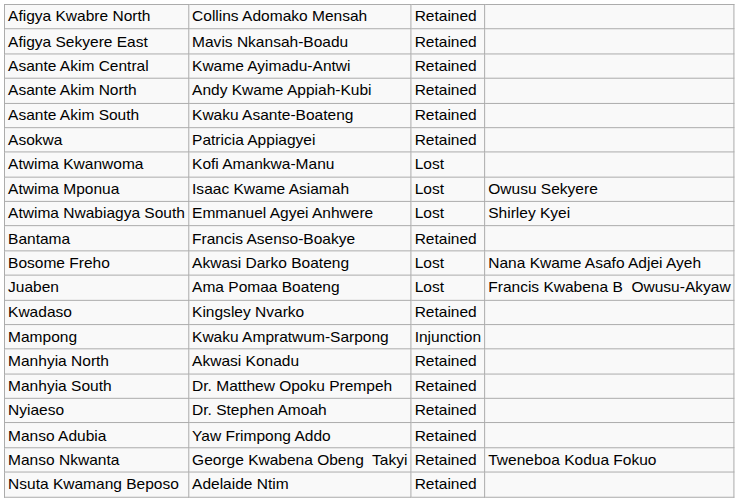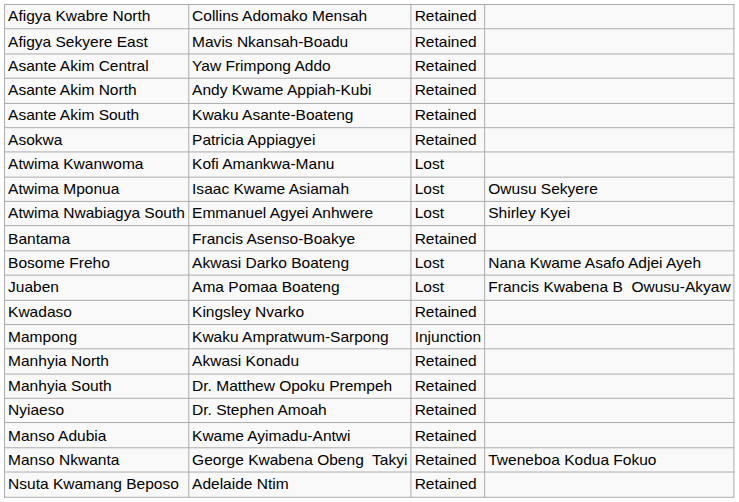(271, 66) Kwame Ayimadu-Antwi -> (261, 66) Yaw Frimpong Addo
(261, 435) Yaw Frimpong Addo -> (271, 435) Kwame Ayimadu-Antwi
